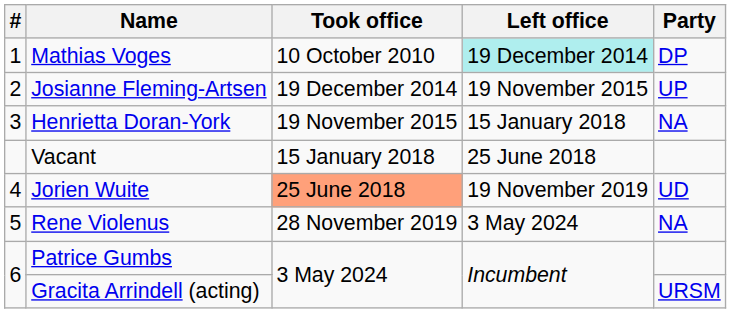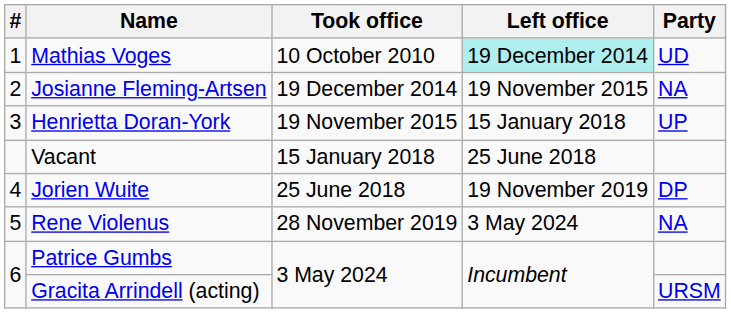(673, 55) DP -> (673, 55) UD
(673, 88) UP -> (673, 88) NA
(673, 122) NA -> (673, 122) UP
(341, 190) lightsalmon background -> (341, 190) no background
(673, 190) UD -> (673, 190) DP
